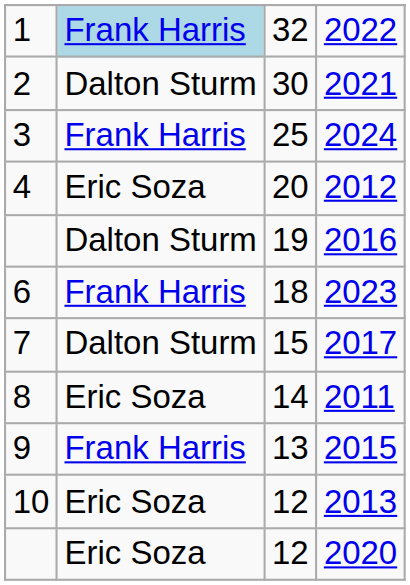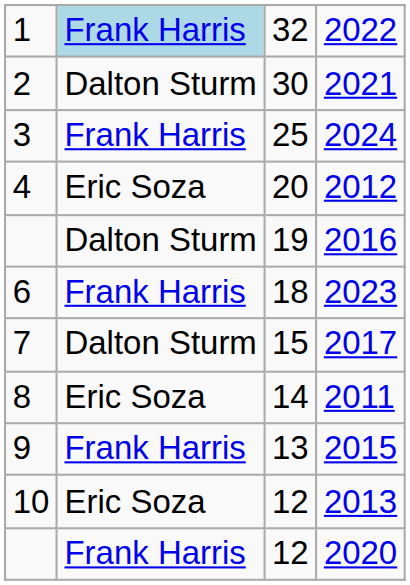(135, 553) Eric Soza -> (155, 553) Frank Harris
